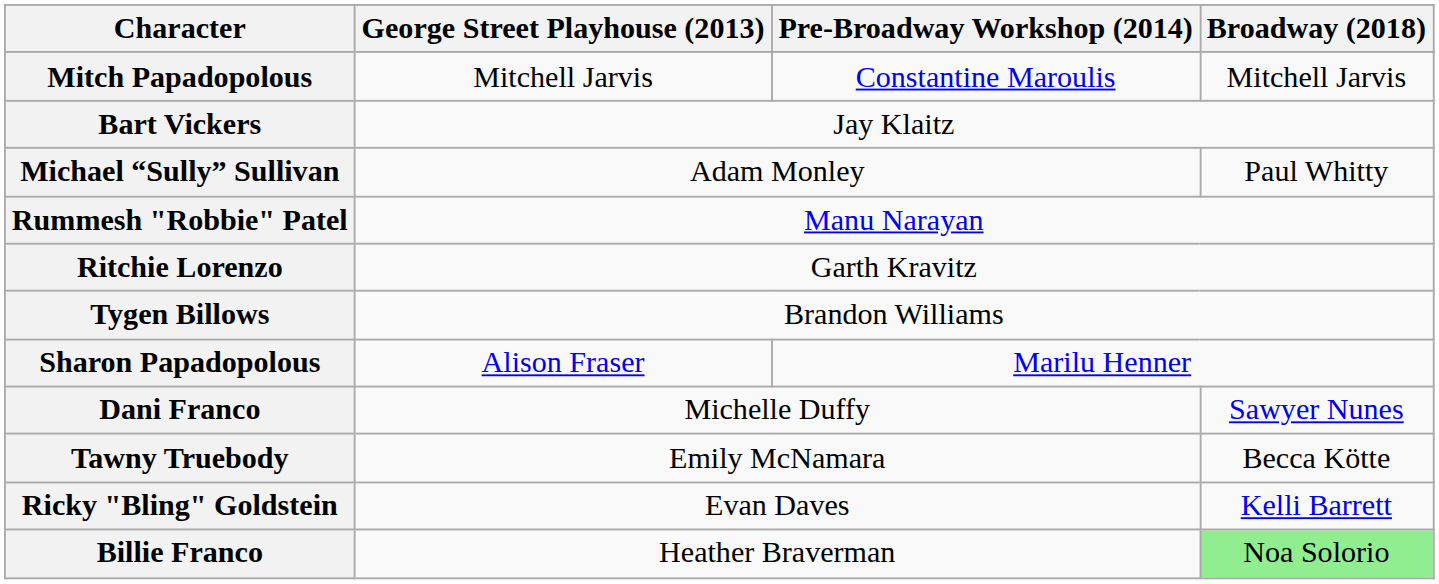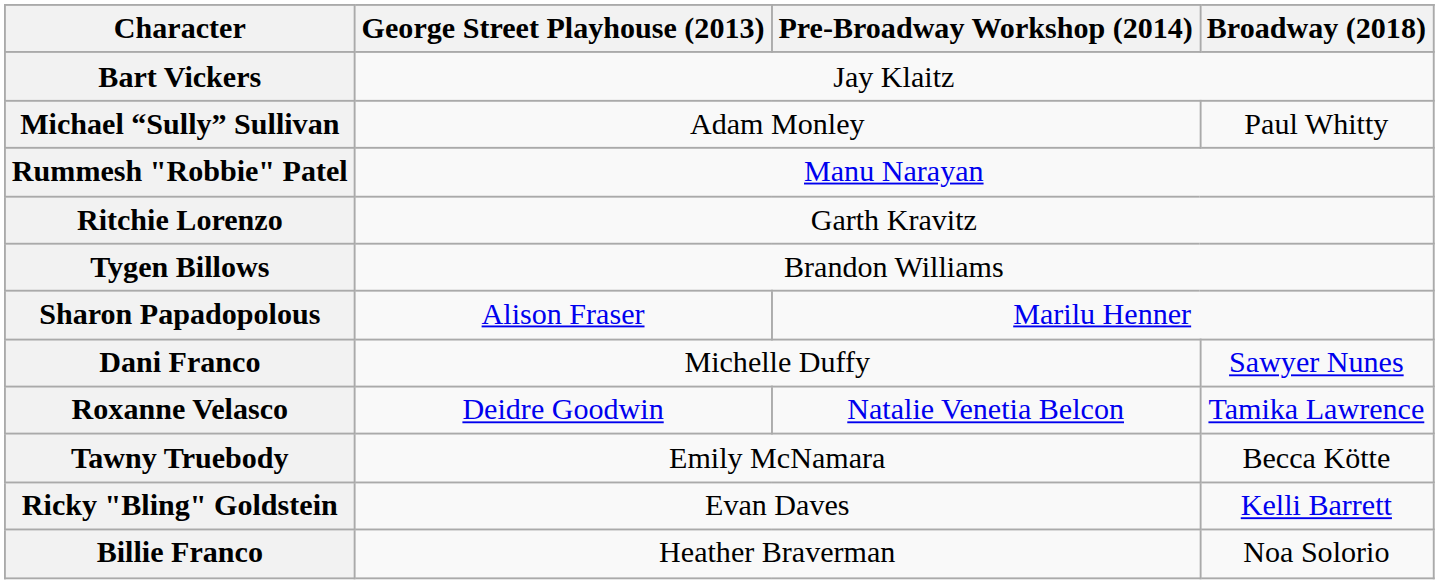- row: (180, 76)
+ row: (180, 409)
(1316, 553) lightgreen background -> (1316, 553) no background
